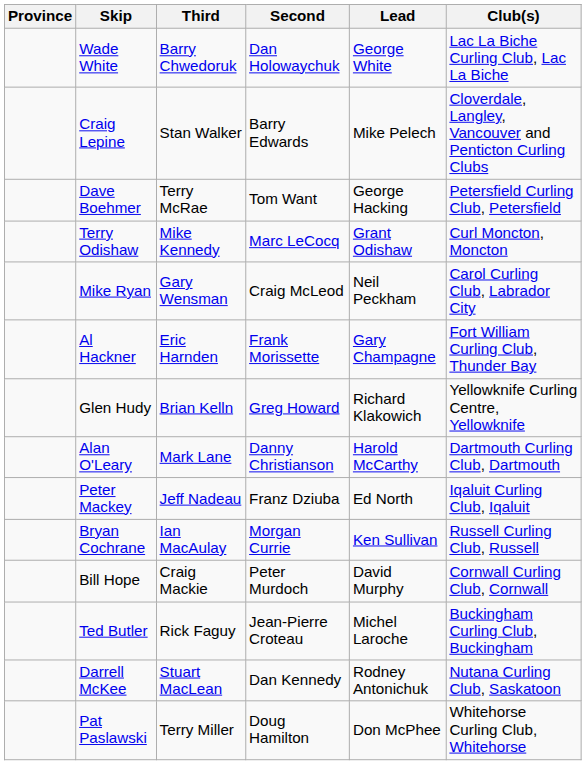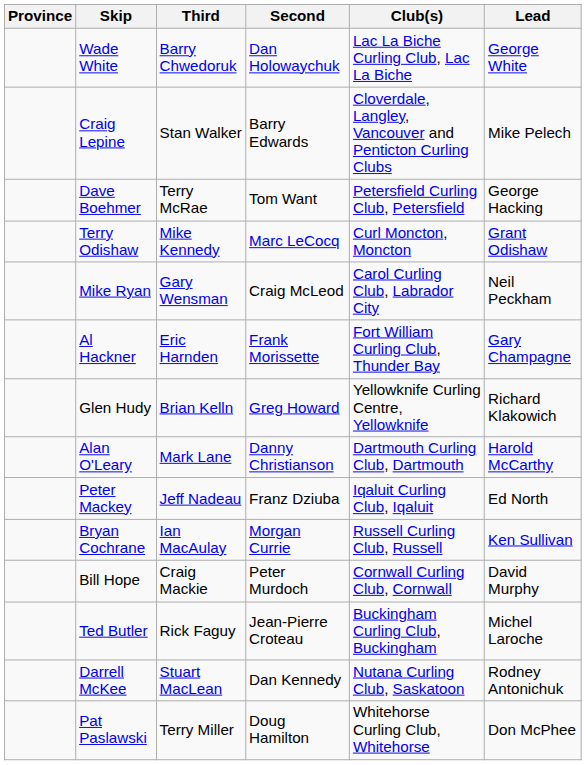columns swapped: (398, 16) <-> (514, 16)
